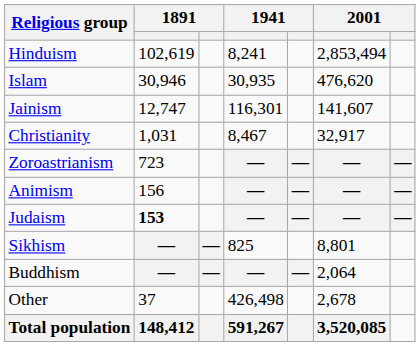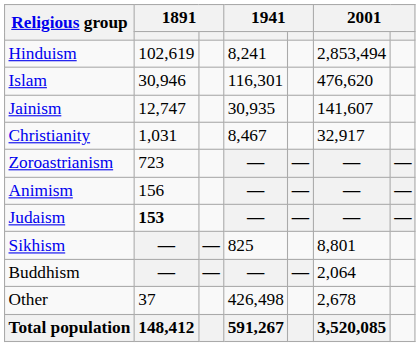(251, 80) 30,935 -> (255, 80) 116,301
(255, 108) 116,301 -> (251, 108) 30,935
